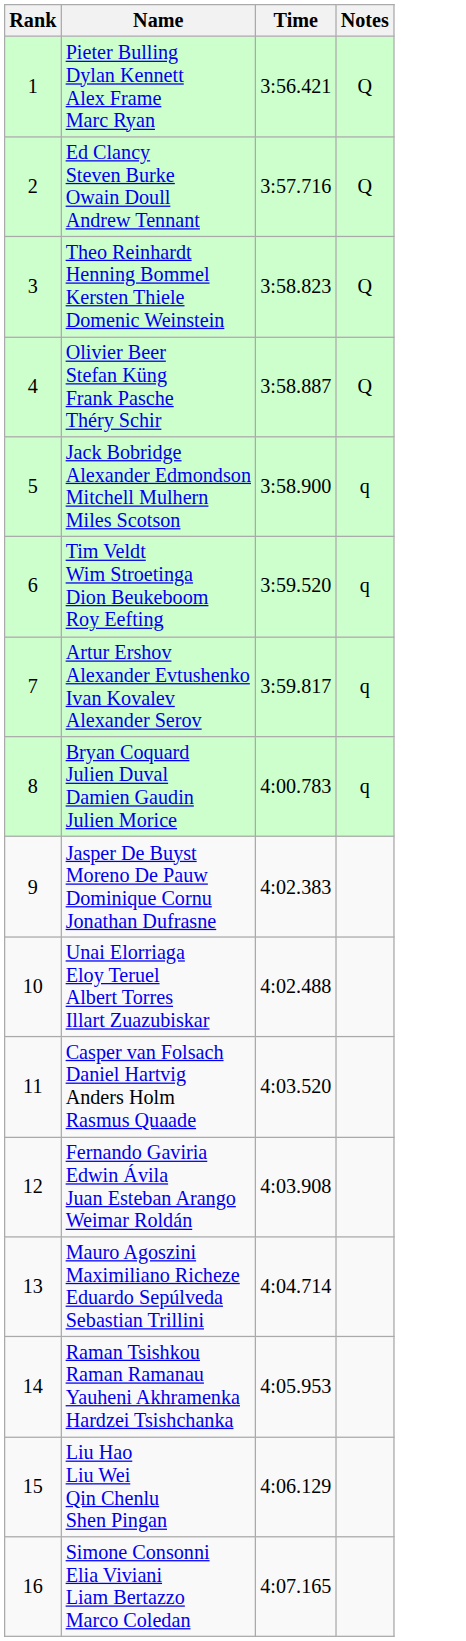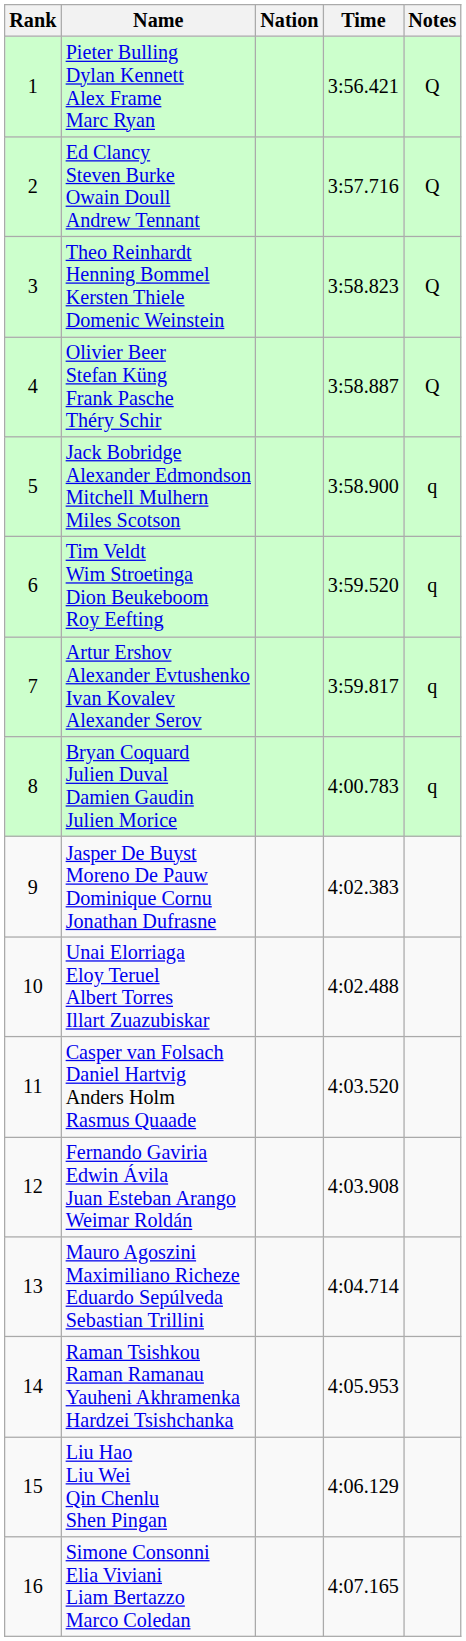+ column: (289, 20)
